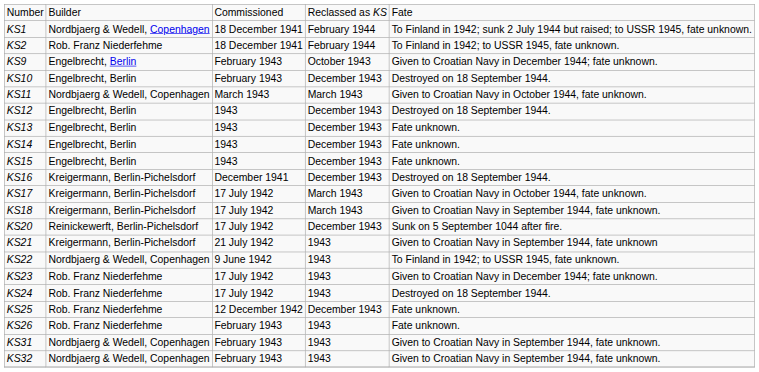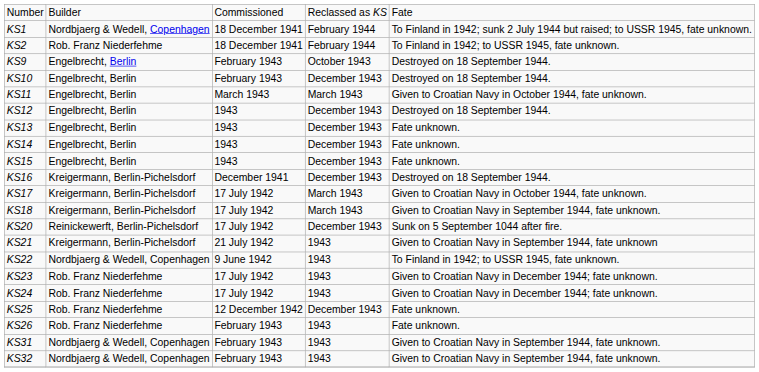(525, 62) Given to Croatian Navy in December 1944; fate unknown. -> (471, 62) Destroyed on 18 September 1944.
(129, 95) Nordbjaerg & Wedell, Copenhagen -> (92, 95) Engelbrecht, Berlin
(471, 293) Destroyed on 18 September 1944. -> (525, 293) Given to Croatian Navy in December 1944; fate unknown.
